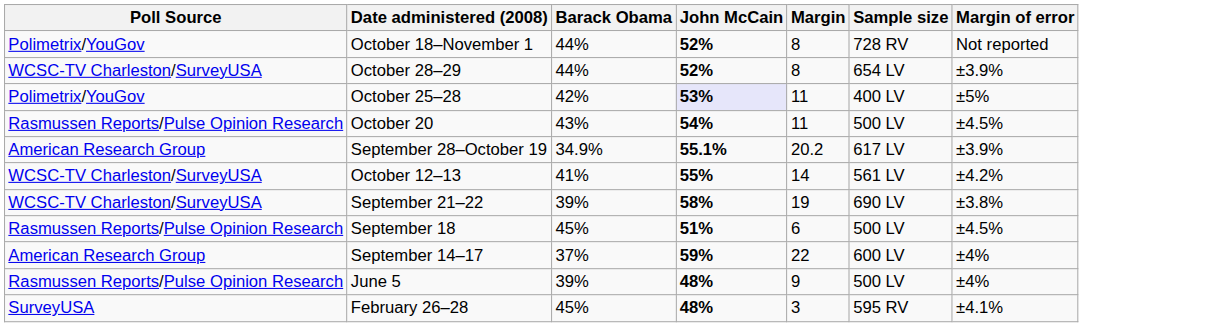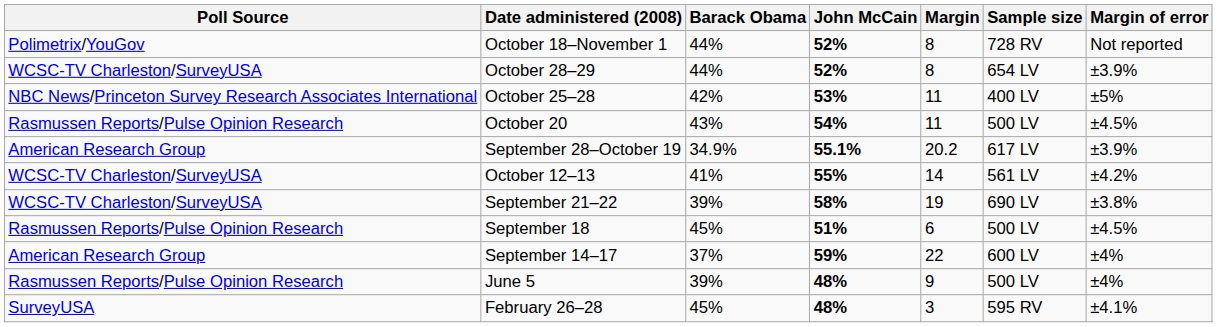(76, 96) Polimetrix/YouGov -> (243, 96) NBC News/Princeton Survey Research Associates International
(696, 96) lavender background -> (830, 96) no background
